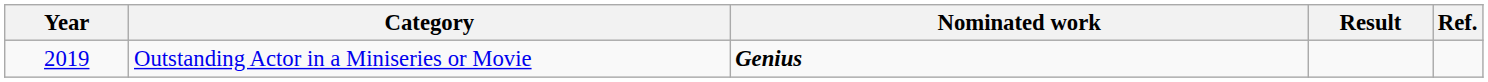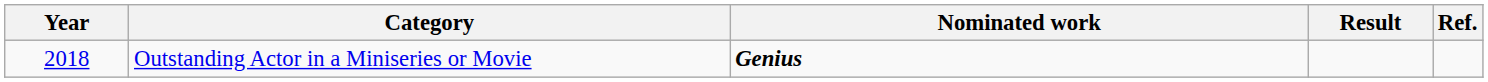(67, 58) 2019 -> (67, 58) 2018
